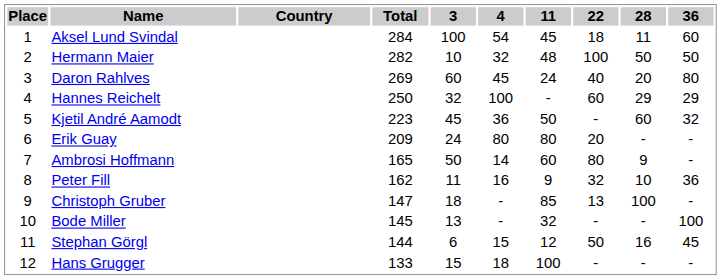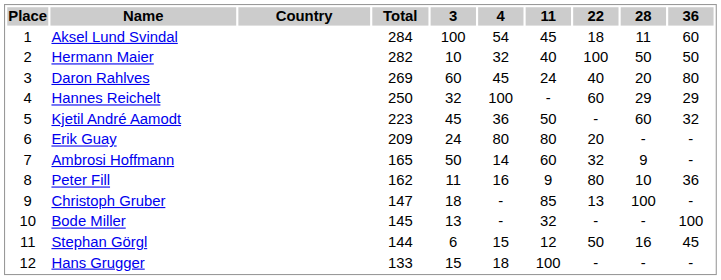(548, 57) 48 -> (548, 57) 40
(596, 160) 80 -> (596, 160) 32
(596, 181) 32 -> (596, 181) 80
